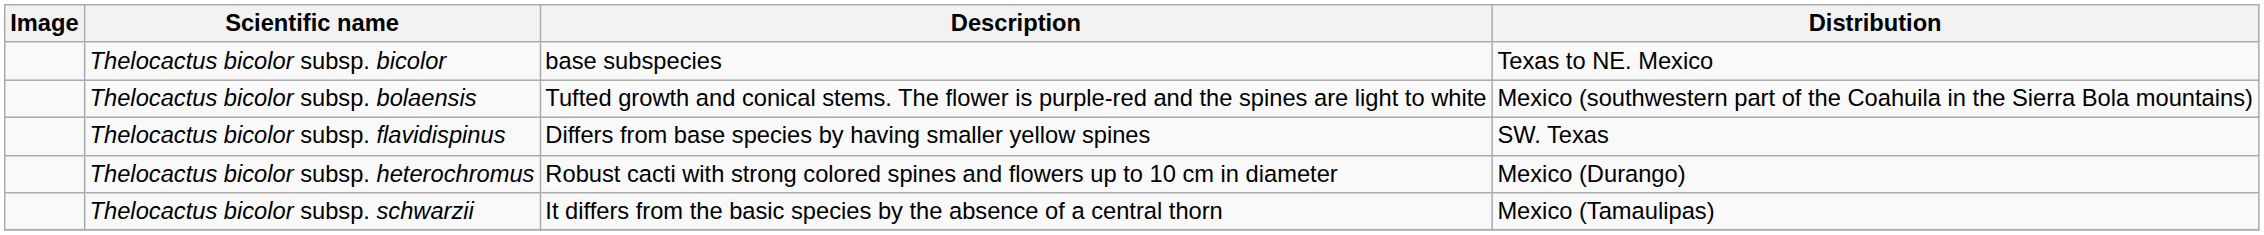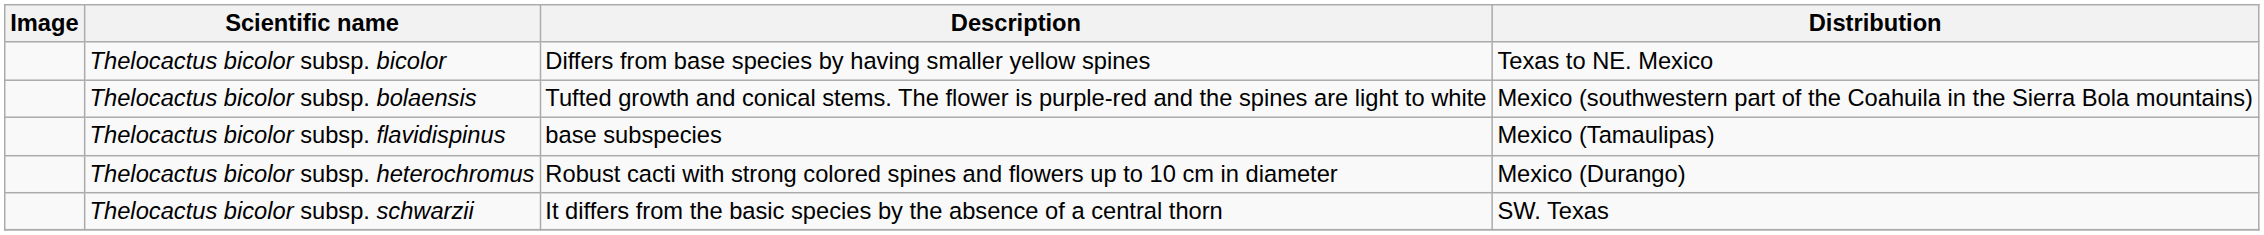(634, 60) base subspecies -> (848, 60) Differs from base species by having smaller yellow spines
(848, 135) Differs from base species by having smaller yellow spines -> (634, 135) base subspecies
(1553, 135) SW. Texas -> (1606, 135) Mexico (Tamaulipas)
(1606, 211) Mexico (Tamaulipas) -> (1553, 211) SW. Texas
